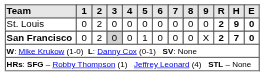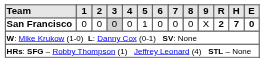- row: (25, 24)
(99, 37) 2 -> (99, 24) 0
